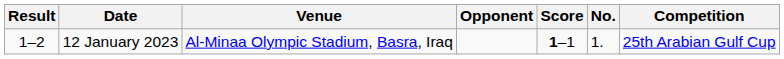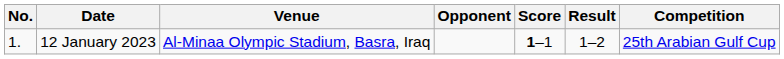columns swapped: (603, 16) <-> (32, 16)
